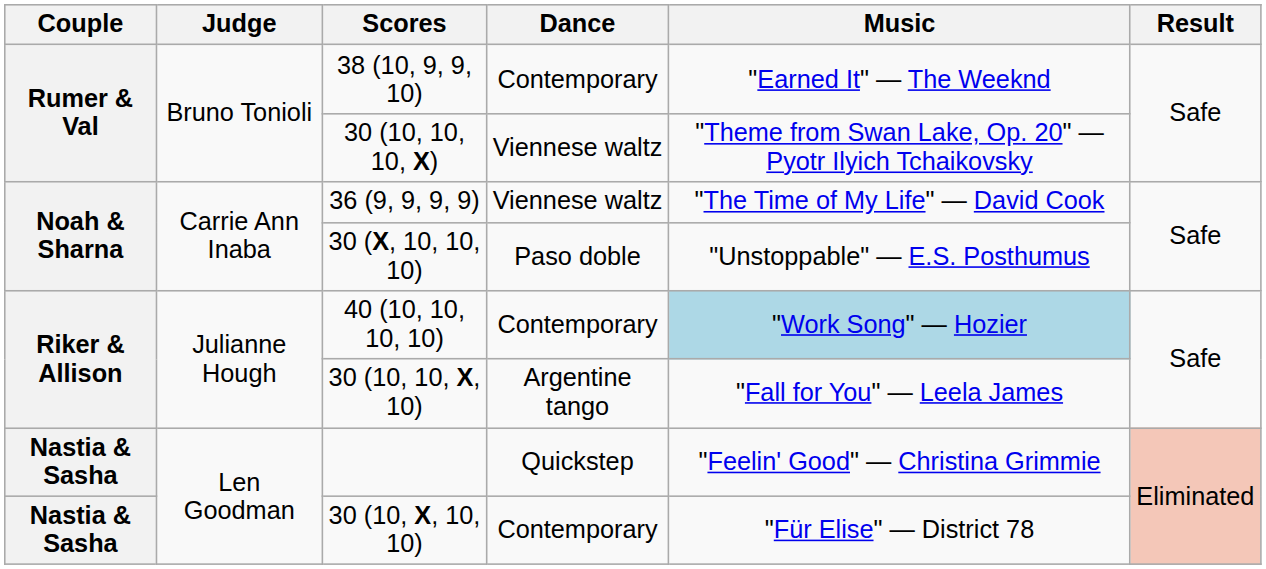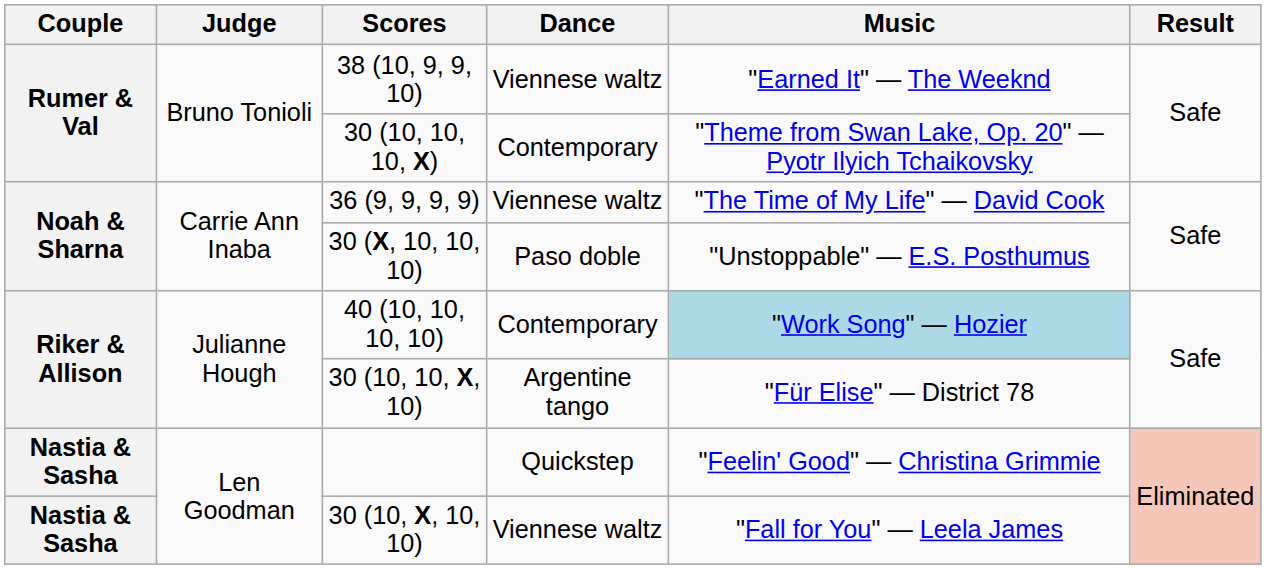(577, 78) Contemporary -> (578, 78) Viennese waltz
(578, 147) Viennese waltz -> (577, 147) Contemporary
(900, 393) "Fall for You" — Leela James -> (900, 393) "Für Elise" — District 78
(577, 530) Contemporary -> (578, 530) Viennese waltz
(900, 530) "Für Elise" — District 78 -> (900, 530) "Fall for You" — Leela James
